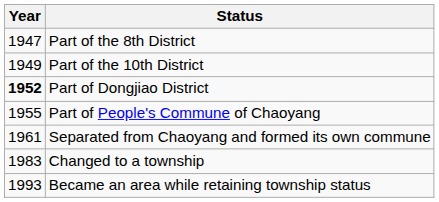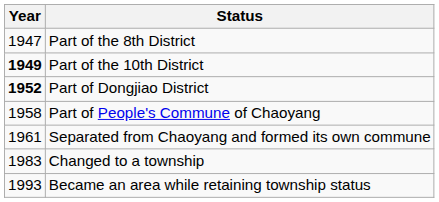(25, 64) normal -> (25, 64) bold
(25, 112) 1955 -> (25, 112) 1958
